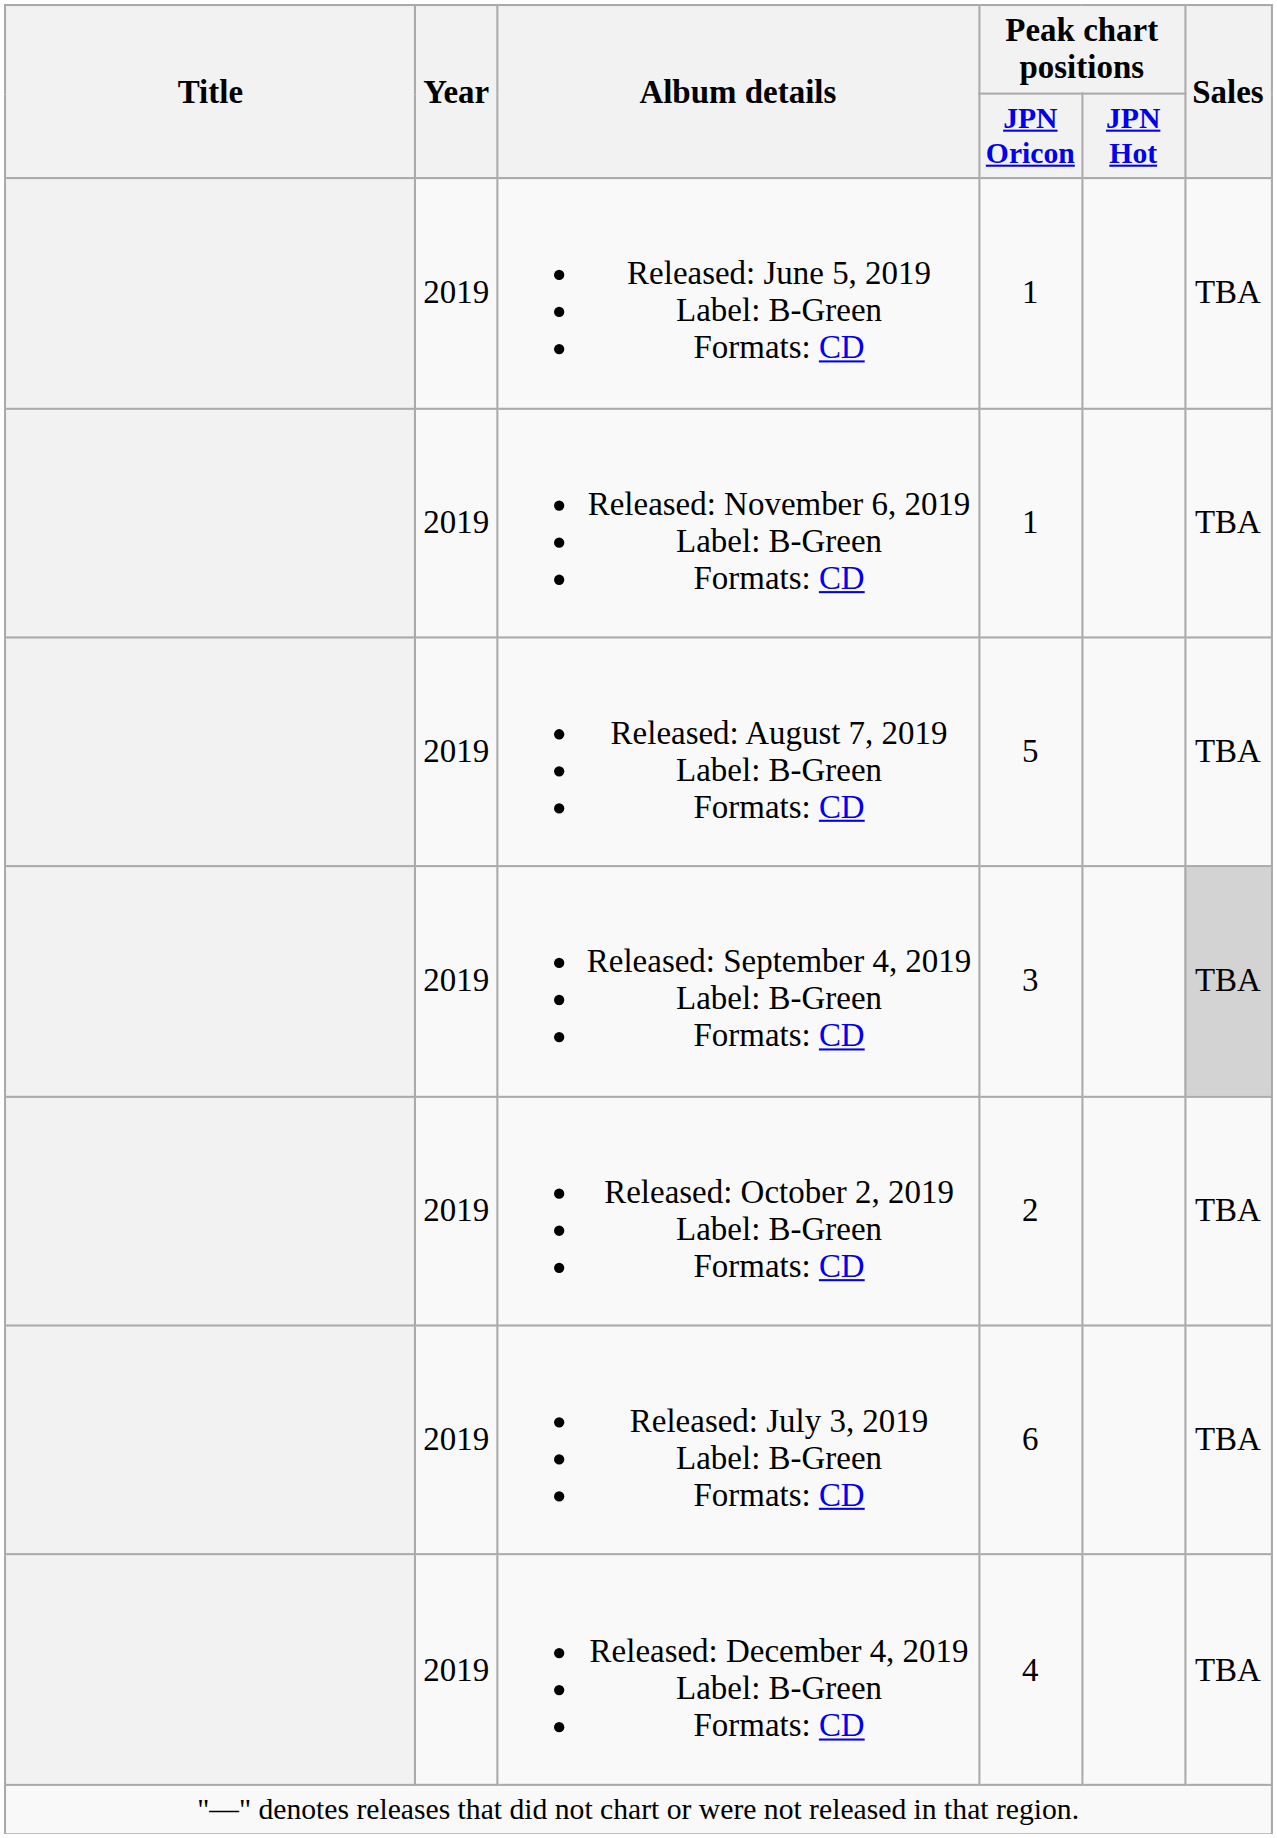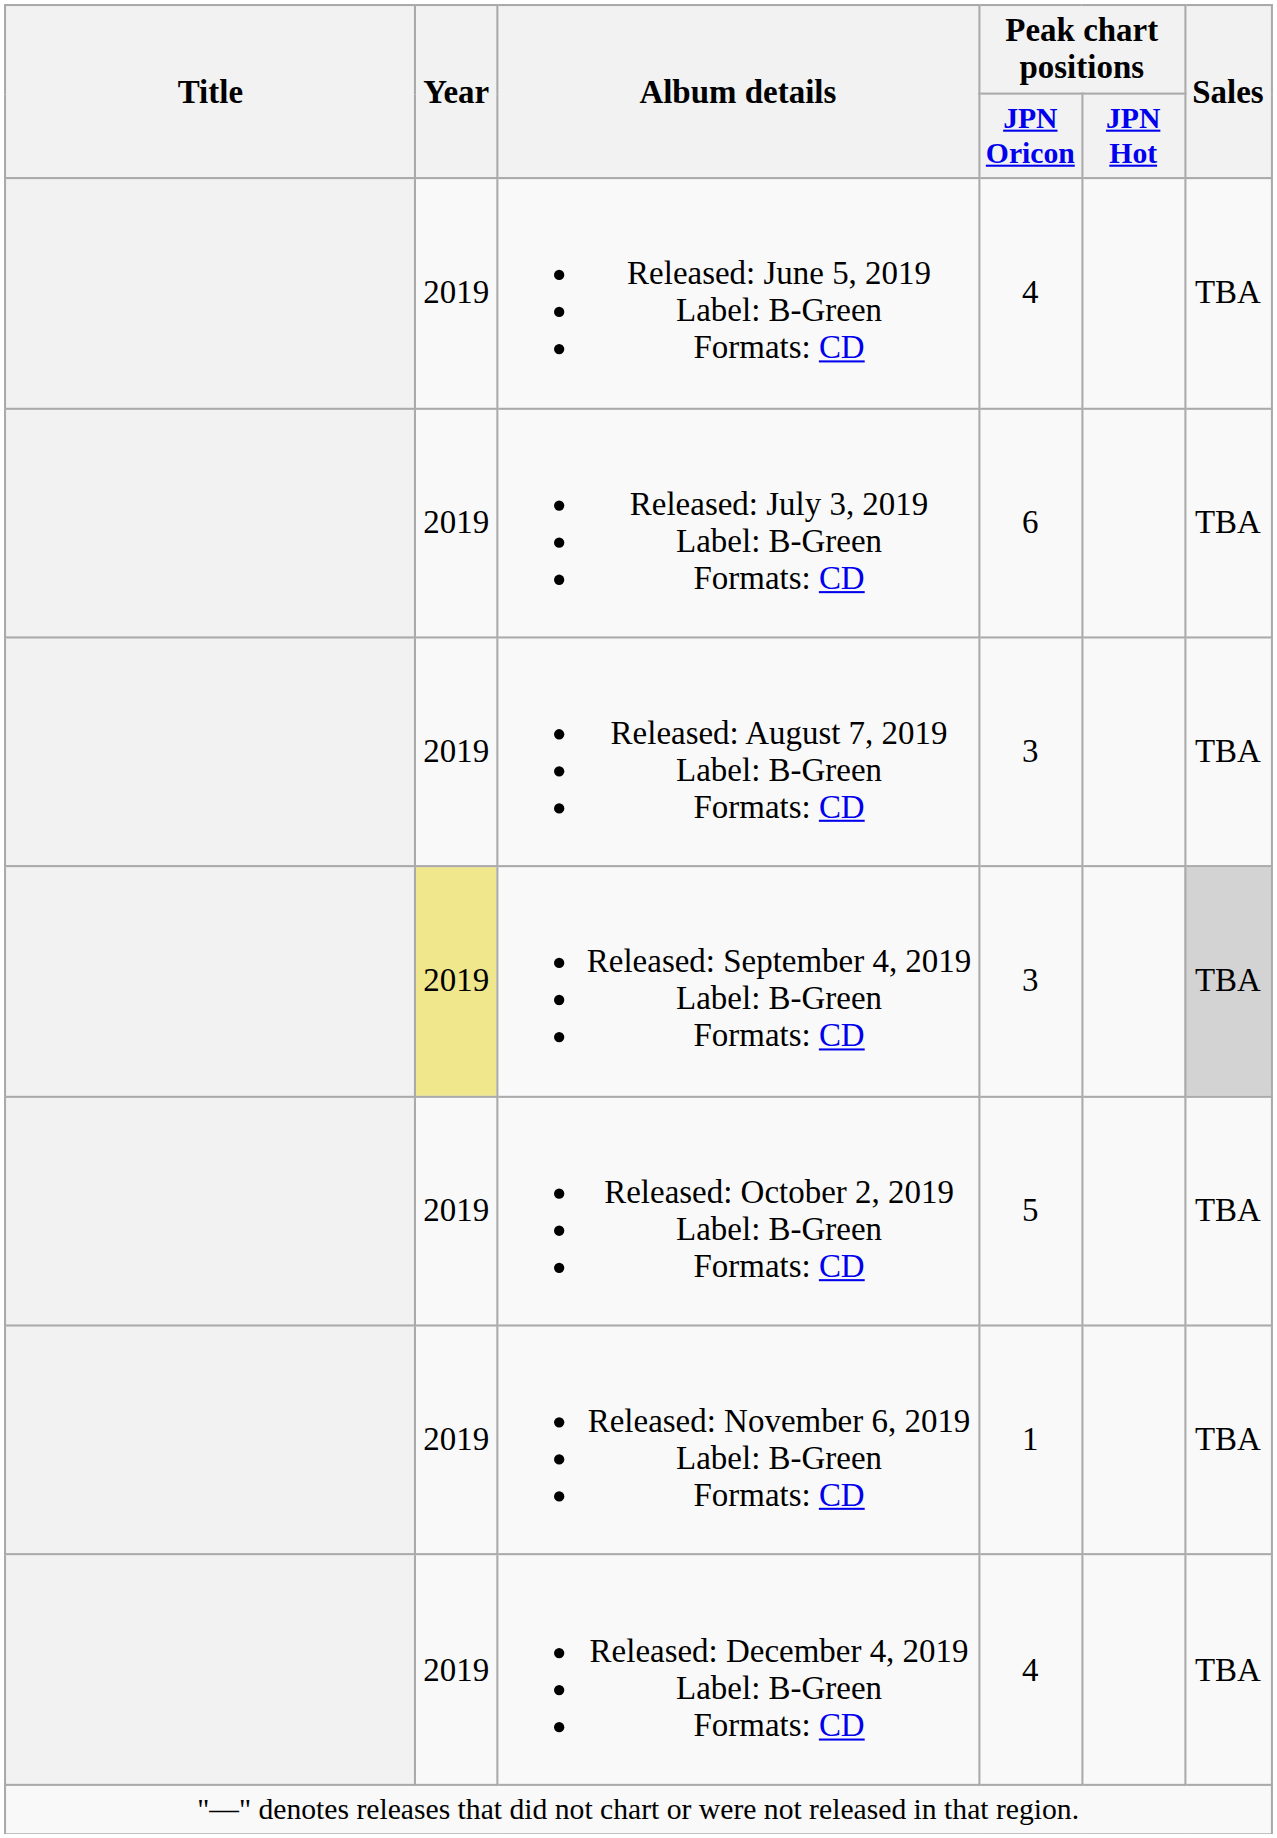(1030, 292) 1 -> (1030, 292) 4
rows swapped: (738, 1459) <-> (738, 541)
(1030, 751) 5 -> (1030, 751) 3
(456, 980) no background -> (456, 980) khaki background
(1030, 1210) 2 -> (1030, 1210) 5
